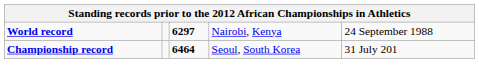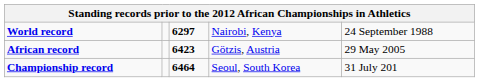+ row: (43, 49)
